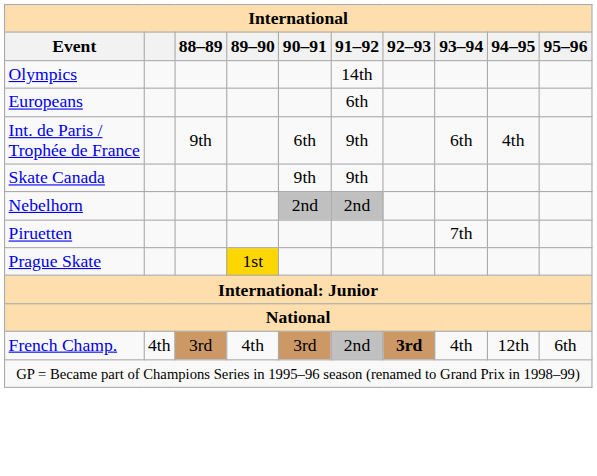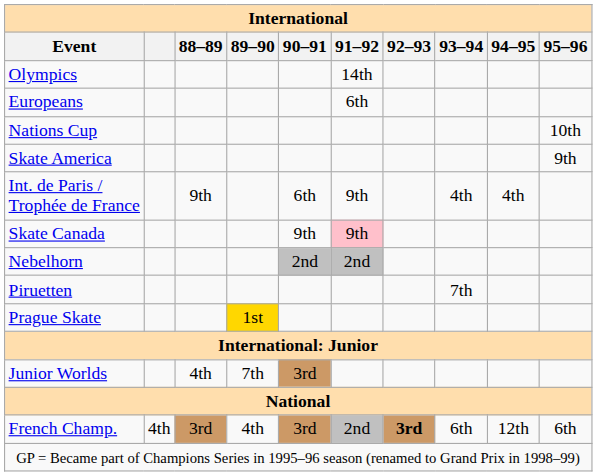+ row: (53, 130)
+ row: (60, 158)
(461, 140) 6th -> (461, 195) 4th
(357, 177) no background -> (357, 233) pink background
+ row: (58, 373)
(461, 345) 4th -> (461, 429) 6th
